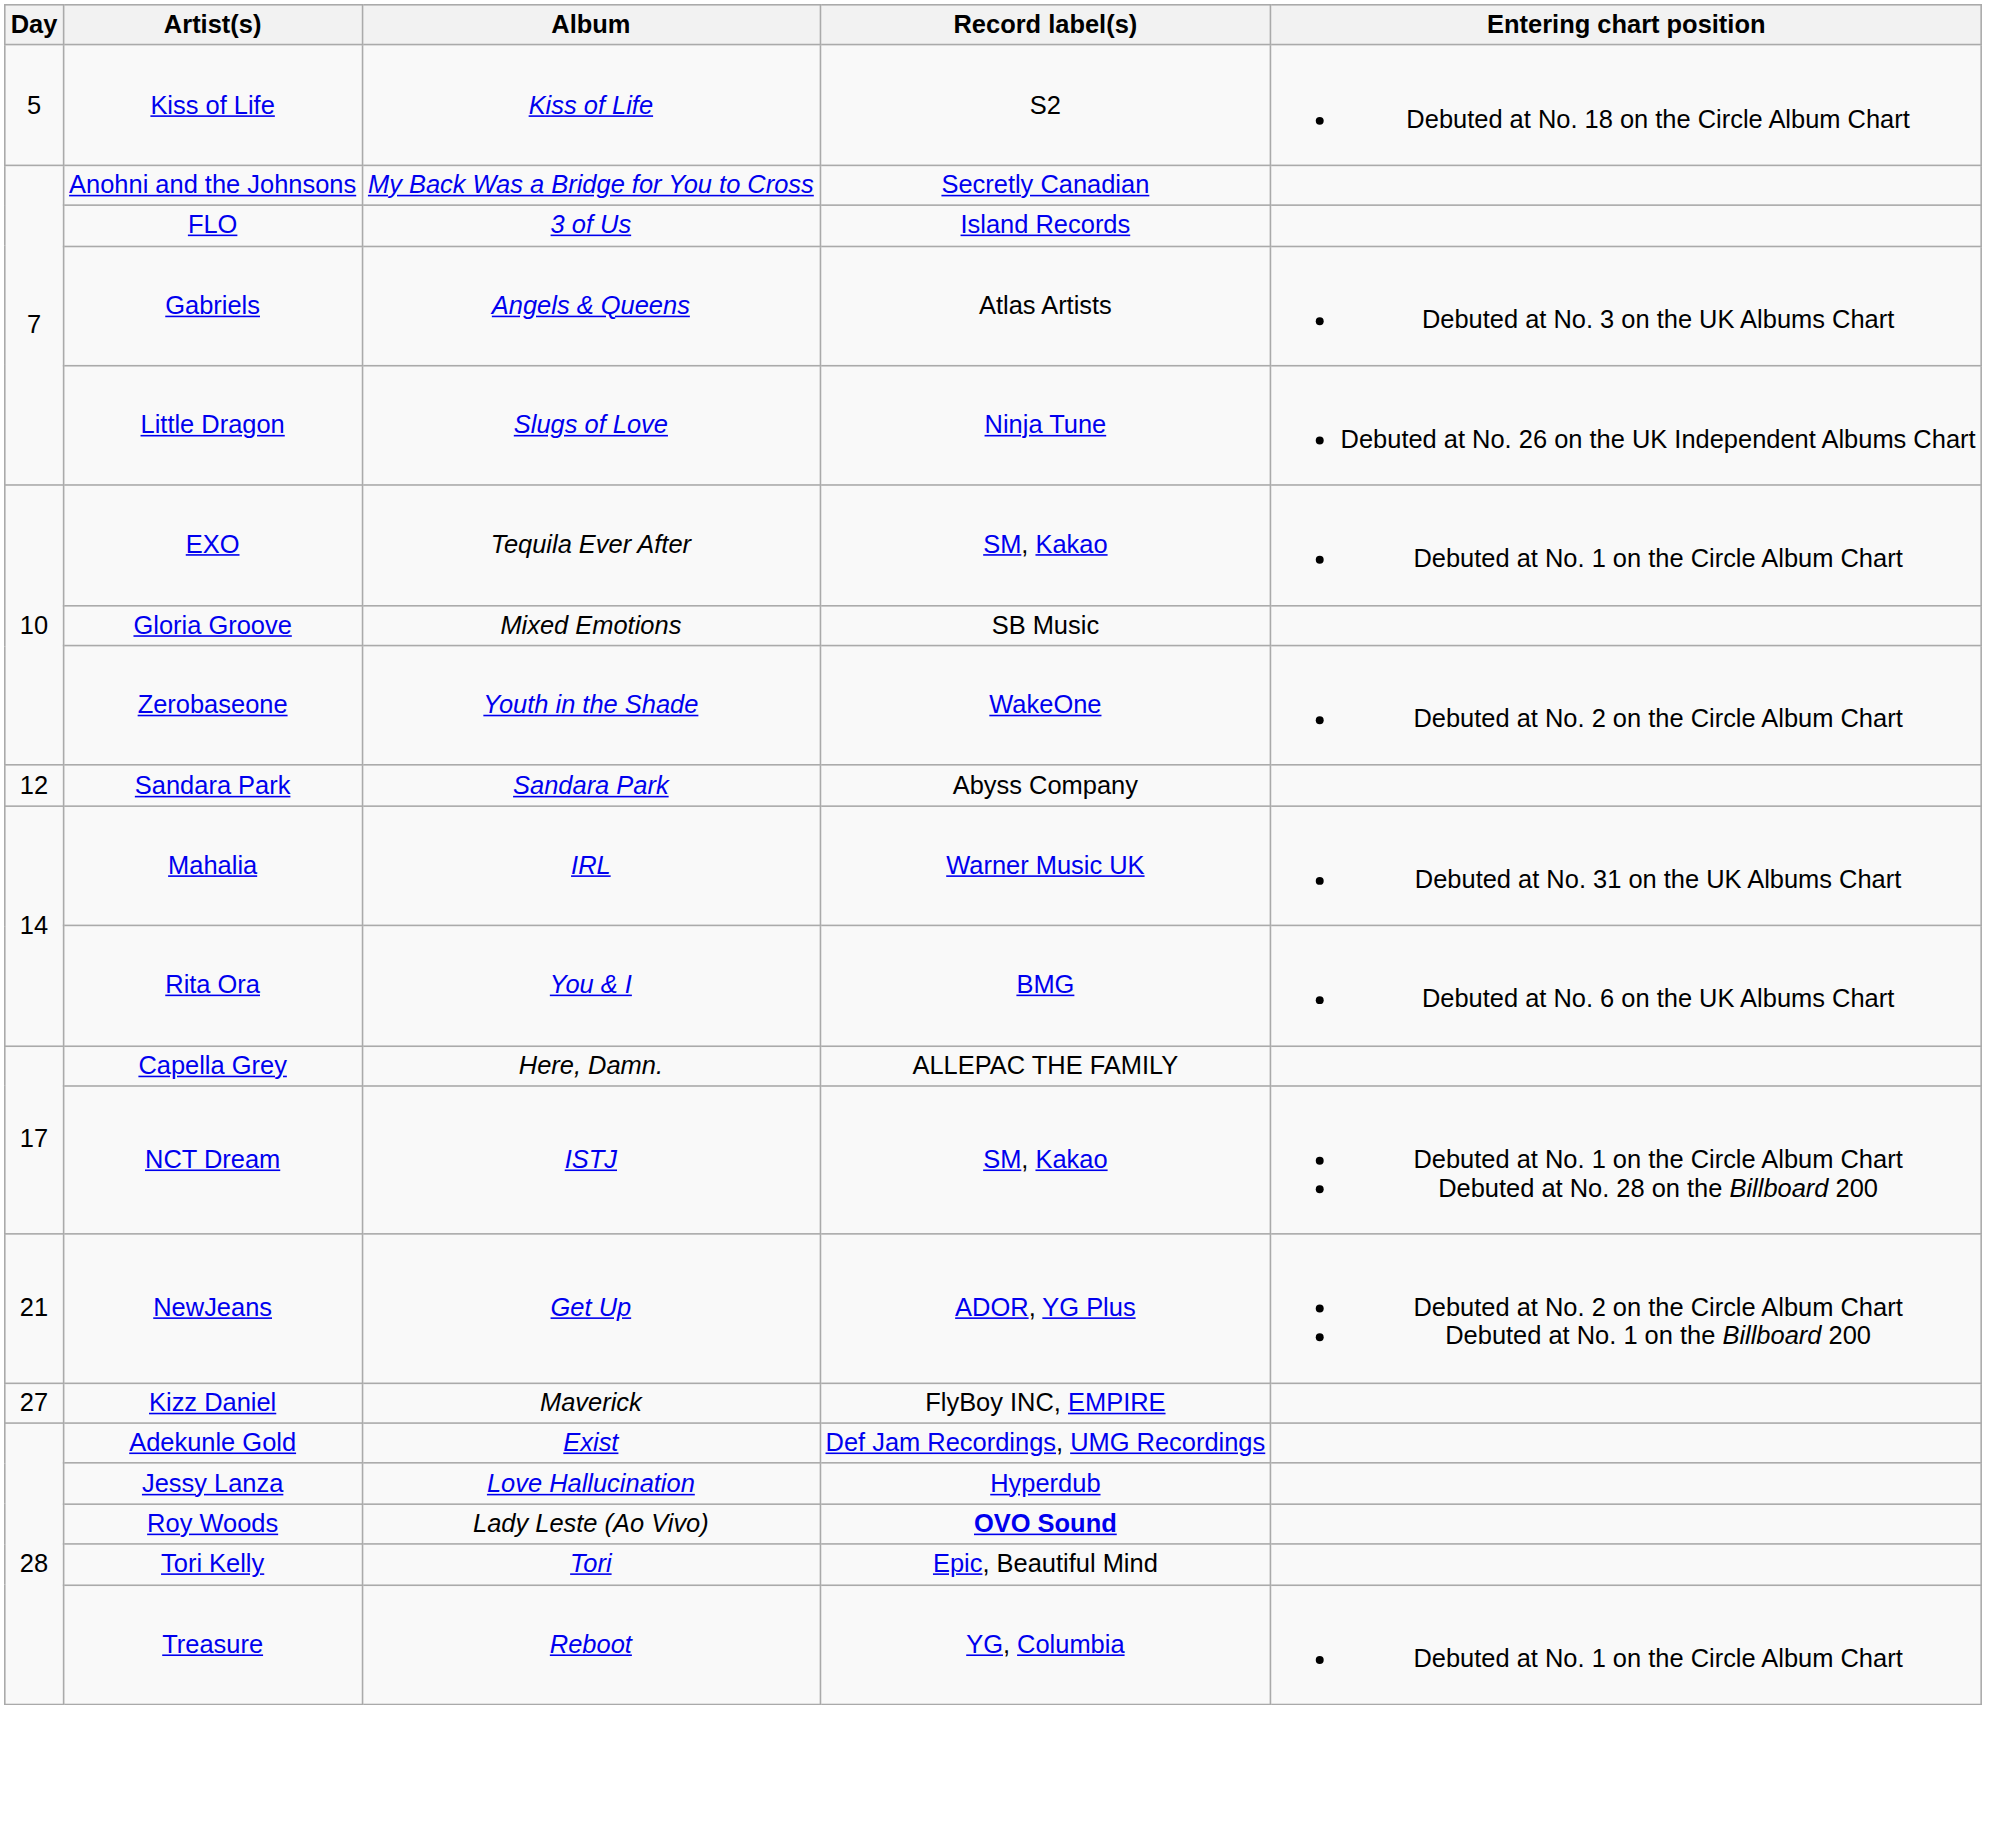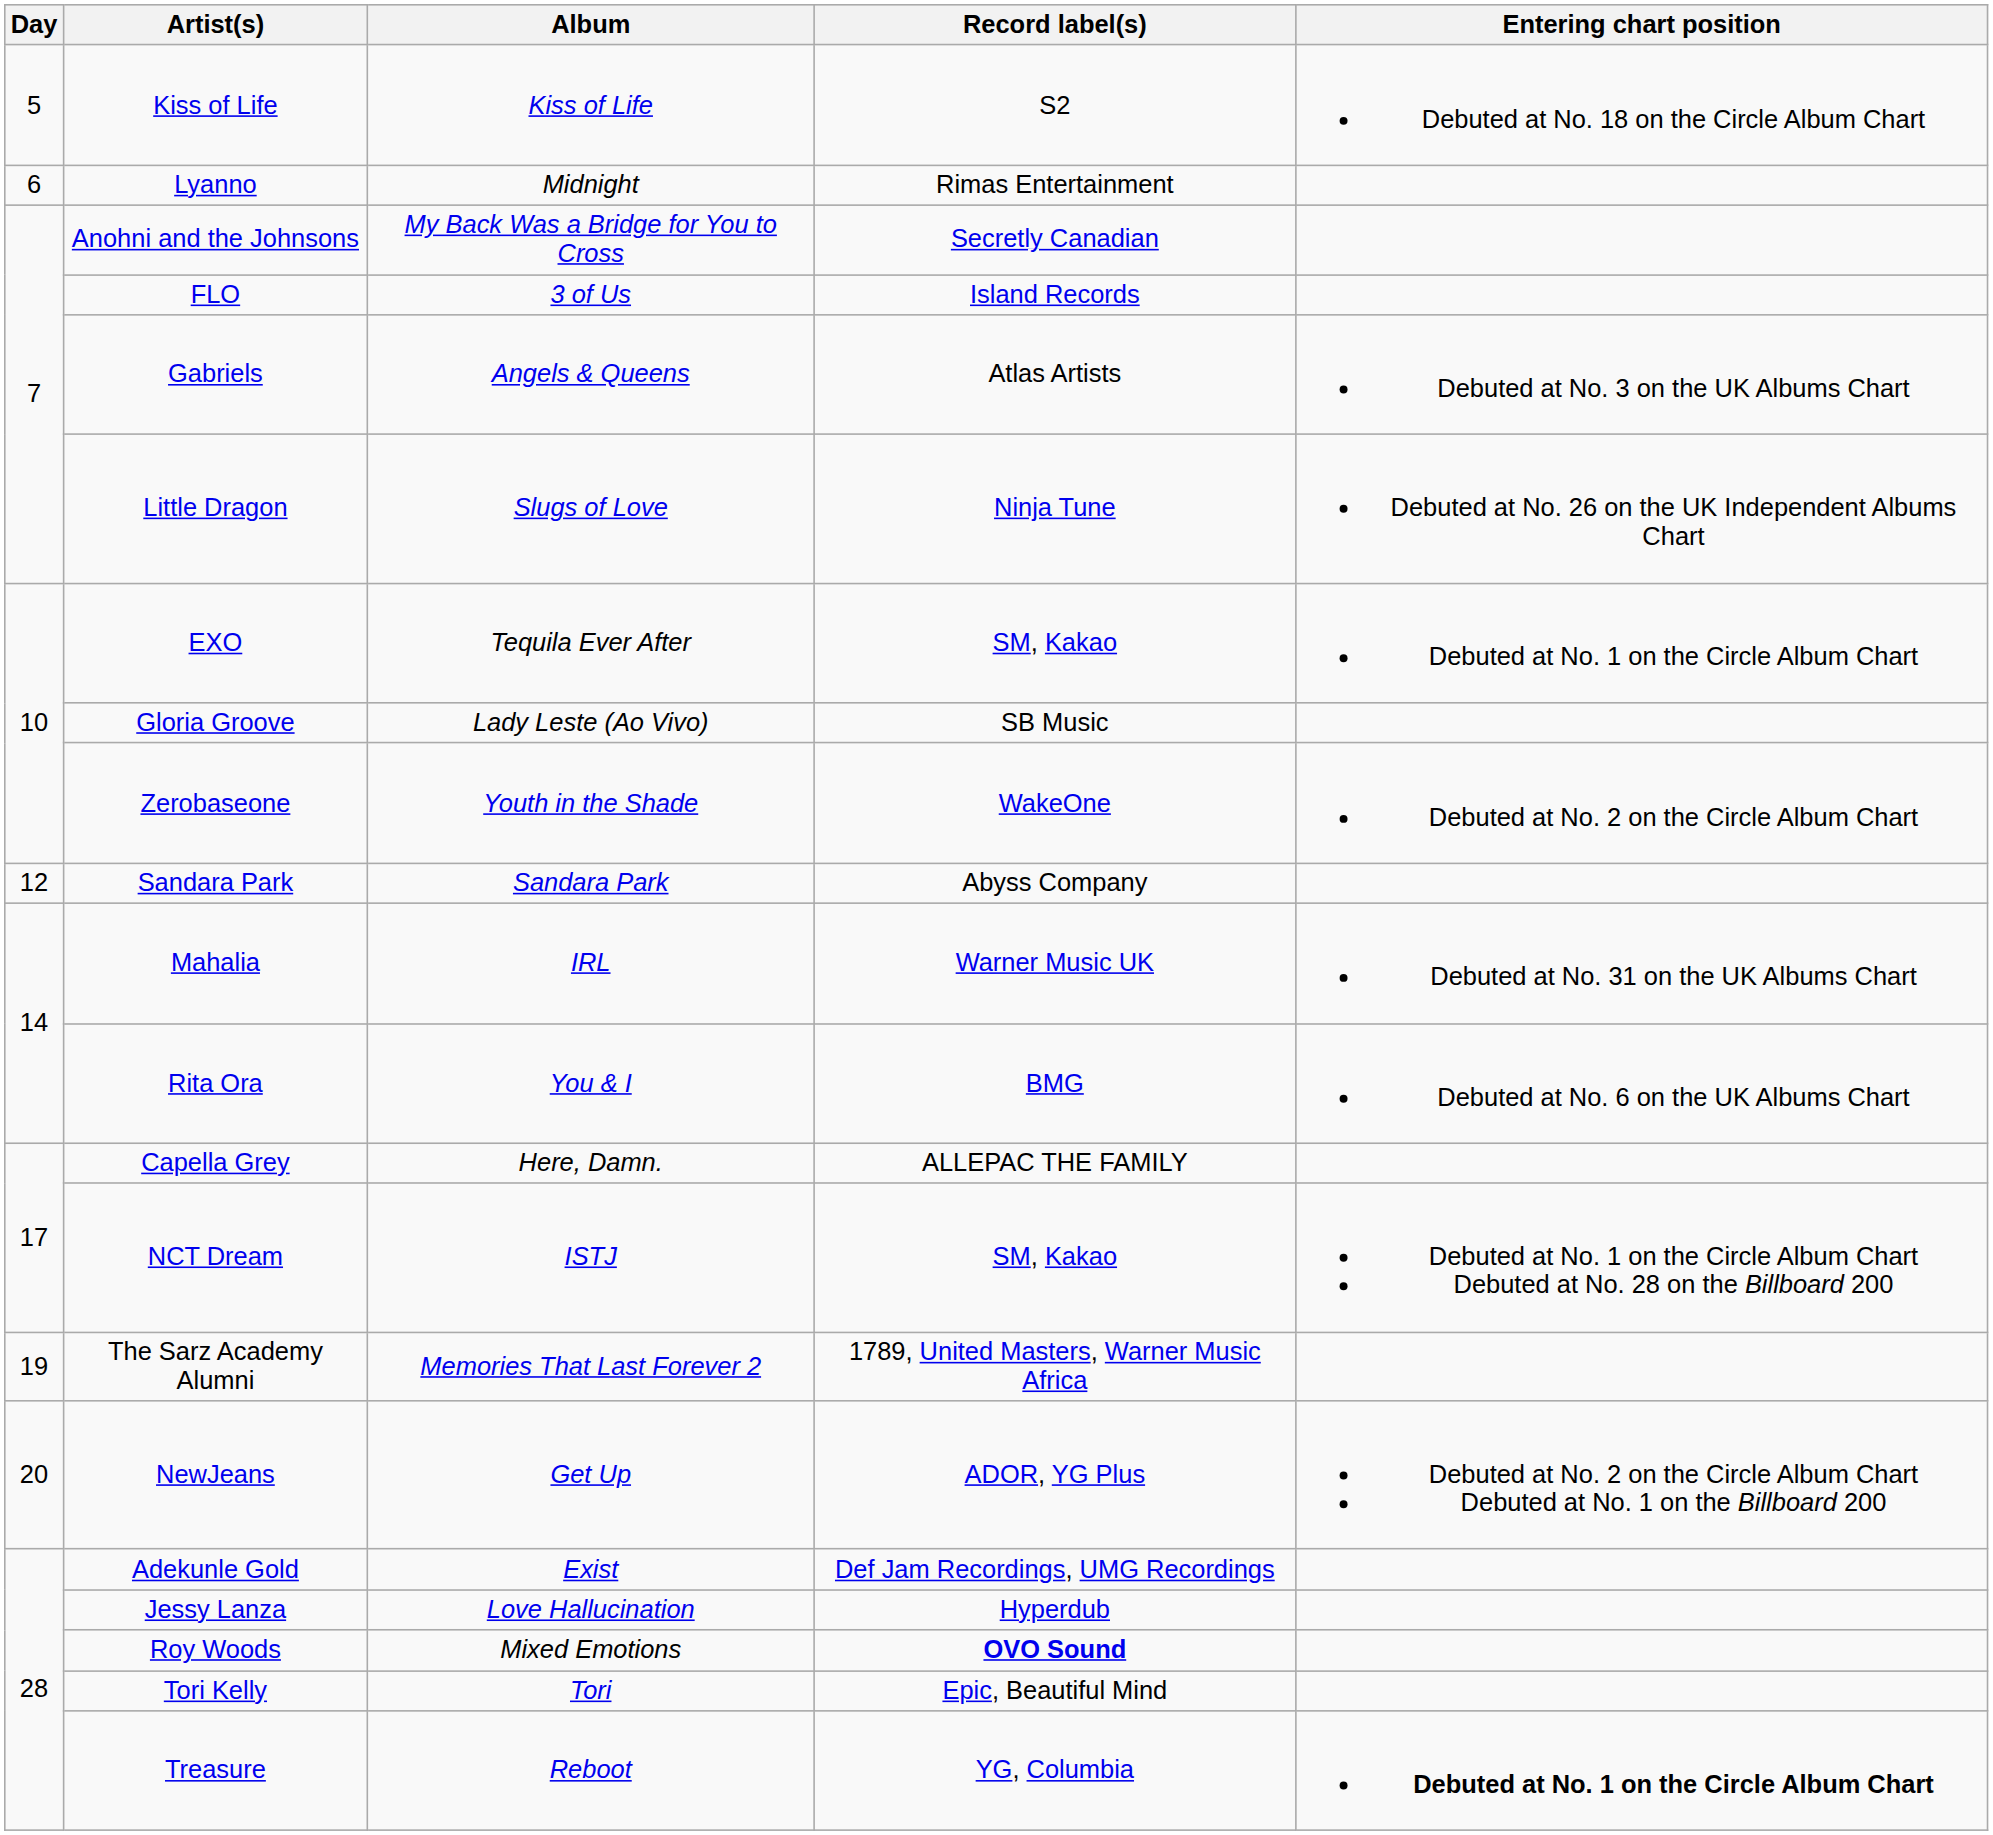+ row: (215, 184)
(591, 625) Mixed Emotions -> (591, 722) Lady Leste (Ao Vivo)
+ row: (215, 1366)
(34, 1308) 21 -> (34, 1474) 20
- row: (213, 1402)
(591, 1523) Lady Leste (Ao Vivo) -> (591, 1649) Mixed Emotions
(1626, 1659) normal -> (1642, 1785) bold
